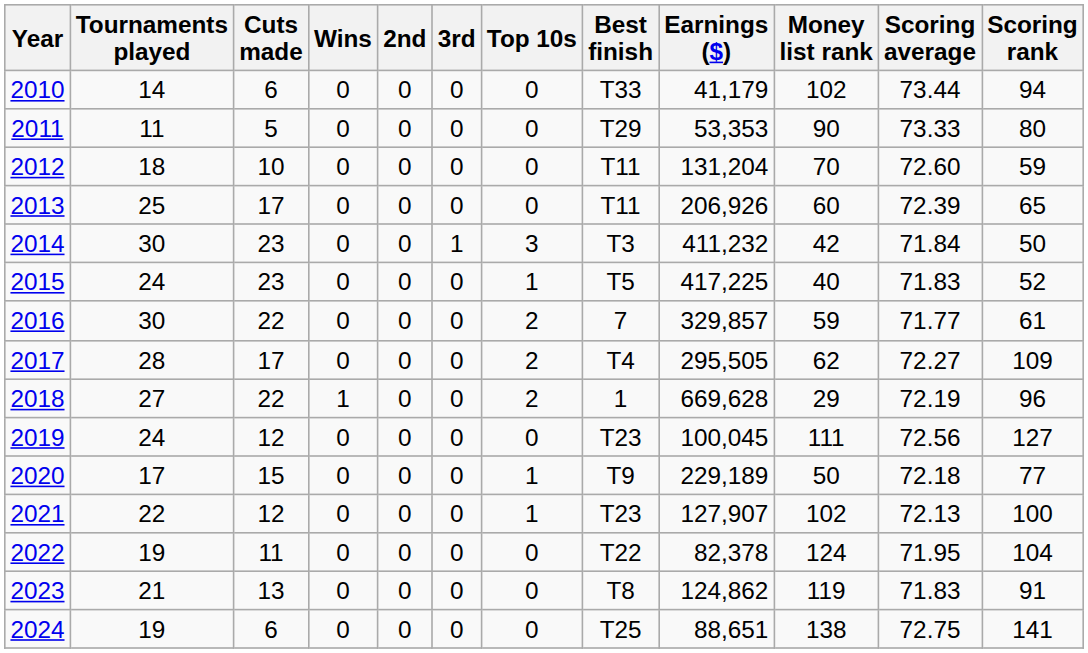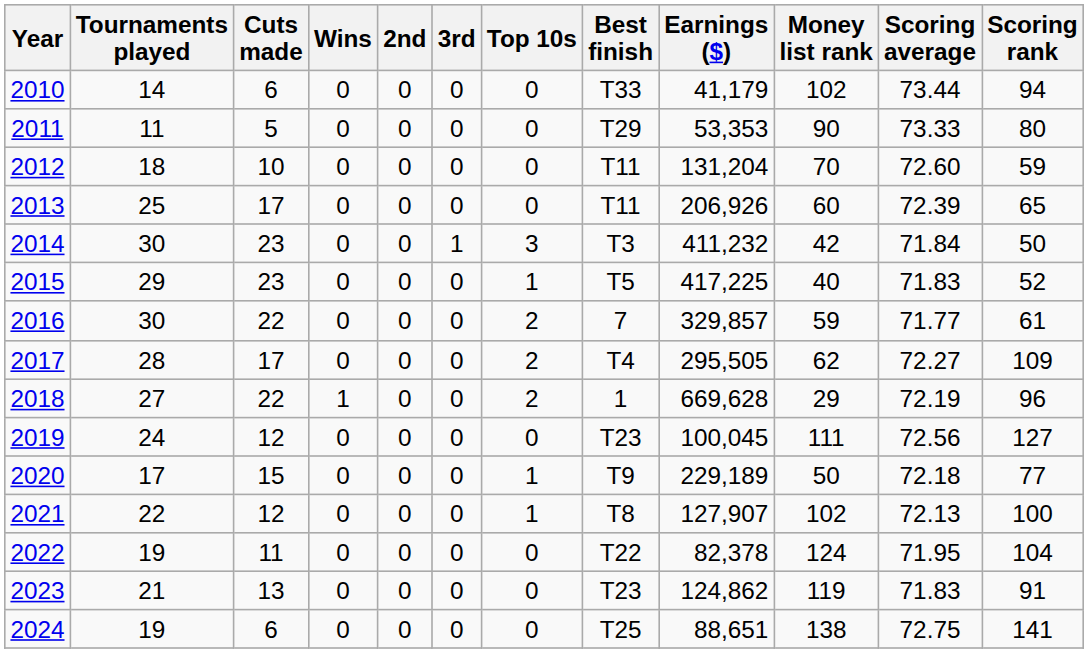(152, 282) 24 -> (152, 282) 29
(621, 513) T23 -> (621, 513) T8
(621, 590) T8 -> (621, 590) T23
